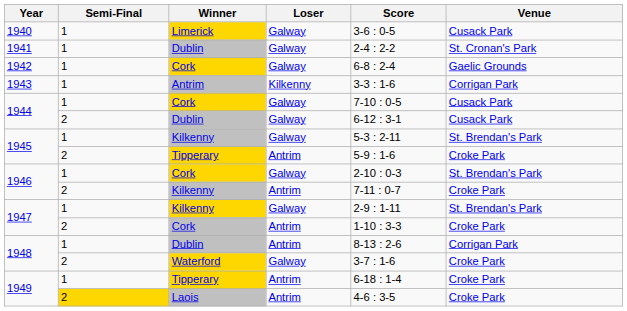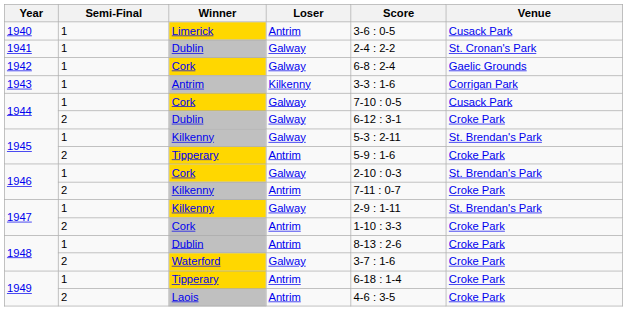(287, 31) Galway -> (285, 31) Antrim
(481, 119) Cusack Park -> (477, 119) Croke Park
(483, 244) Corrigan Park -> (477, 244) Croke Park
(64, 297) gold background -> (64, 297) no background
